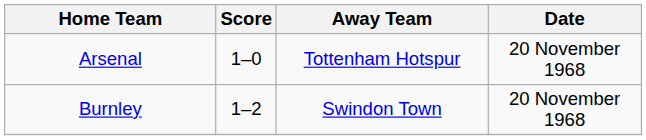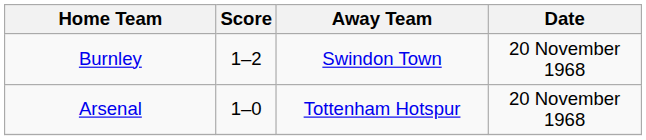rows swapped: (110, 59) <-> (110, 109)
